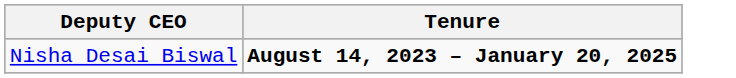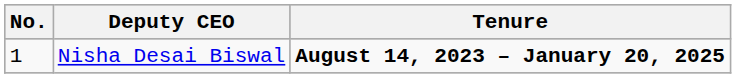+ column: (29, 22)
